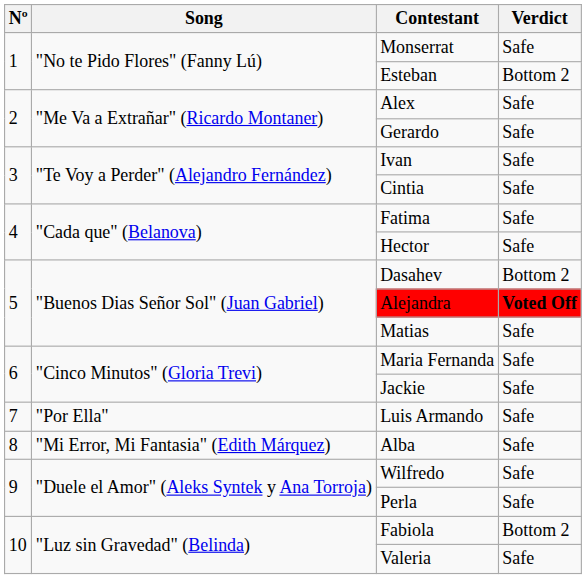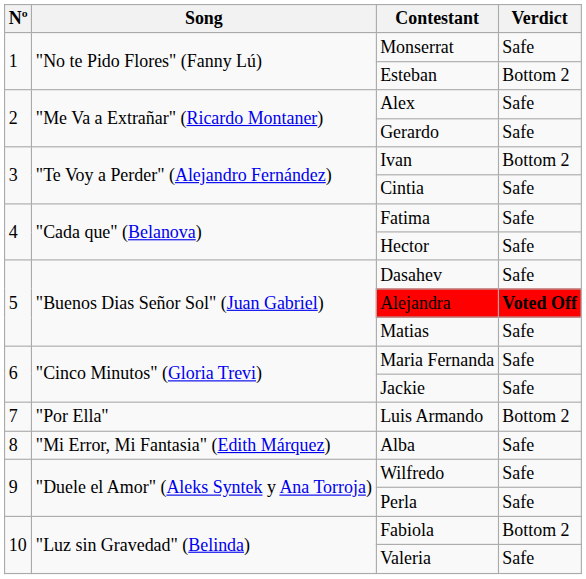(518, 160) Safe -> (536, 160) Bottom 2
(536, 274) Bottom 2 -> (518, 274) Safe
(518, 416) Safe -> (536, 416) Bottom 2
